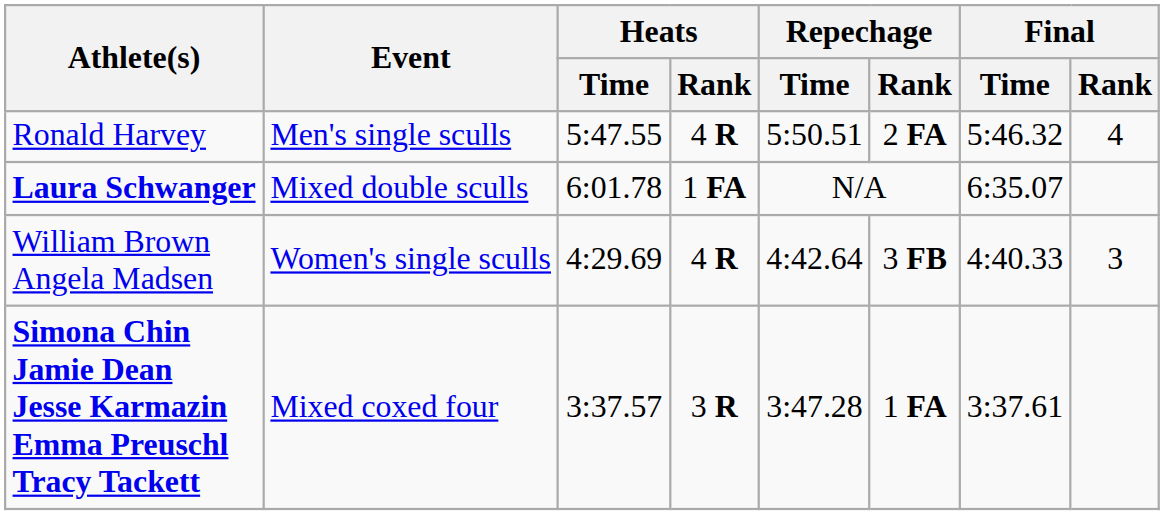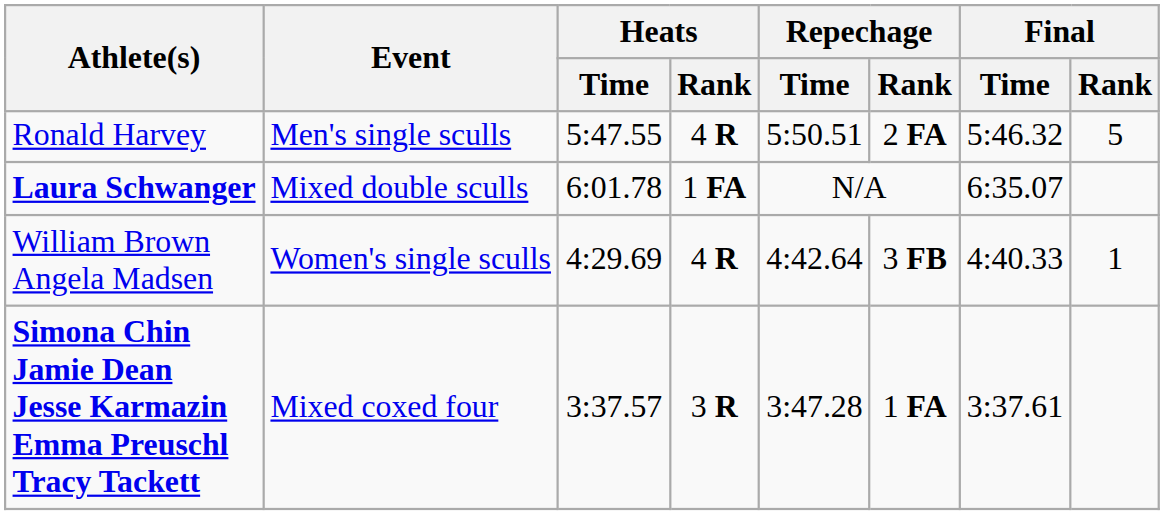(1115, 136) 4 -> (1115, 136) 5
(1115, 259) 3 -> (1115, 259) 1
